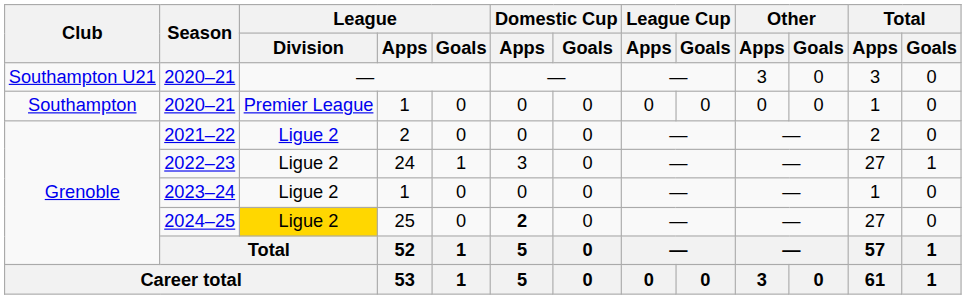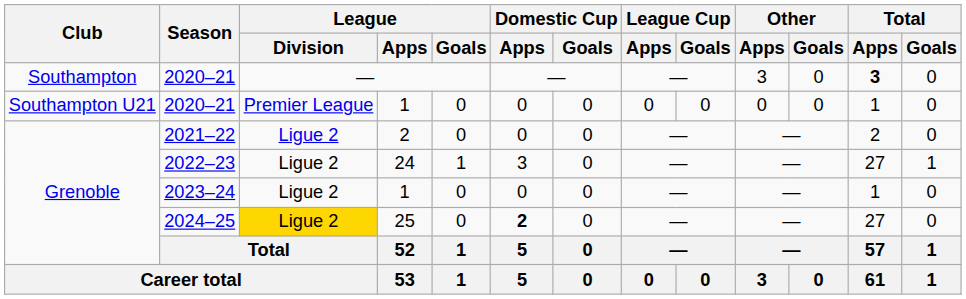(82, 76) Southampton U21 -> (82, 76) Southampton
(875, 76) normal -> (875, 76) bold
(82, 105) Southampton -> (82, 105) Southampton U21
